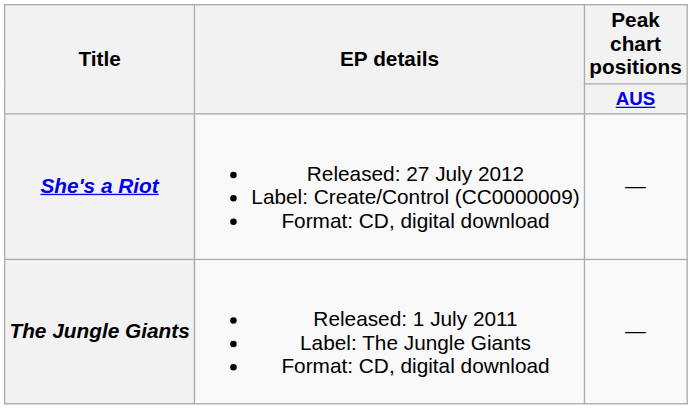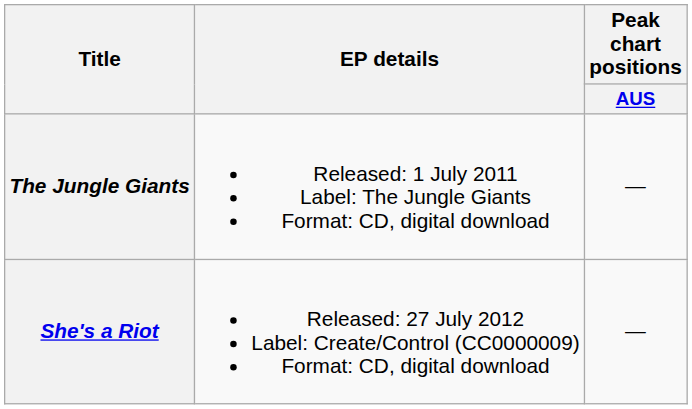rows swapped: (100, 331) <-> (100, 186)
